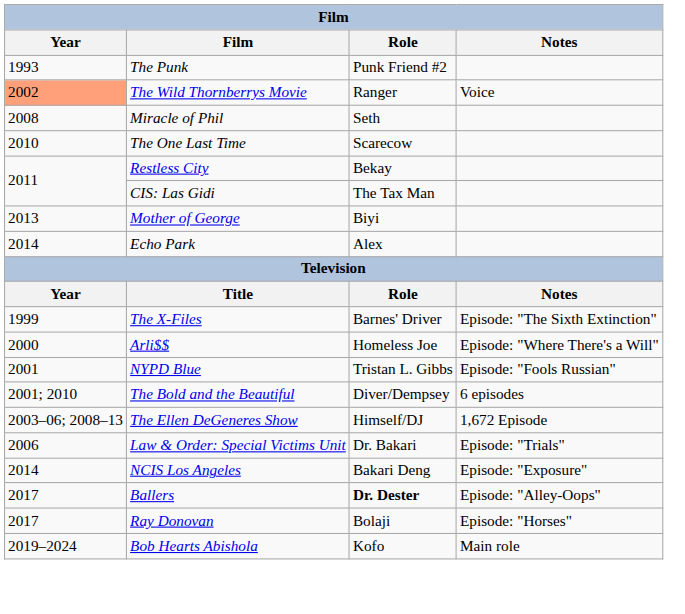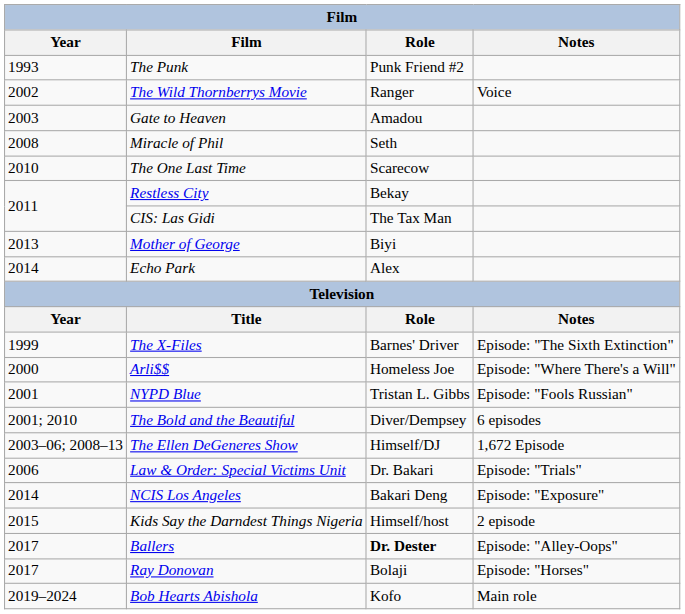(23, 93) lightsalmon background -> (23, 93) no background
+ row: (178, 118)
+ row: (246, 520)
